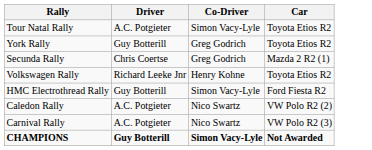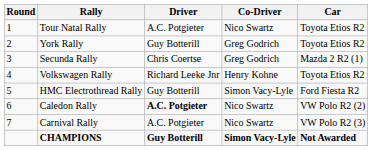+ column: (21, 12)
(225, 28) Simon Vacy-Lyle -> (249, 28) Nico Swartz
(142, 106) normal -> (177, 106) bold
